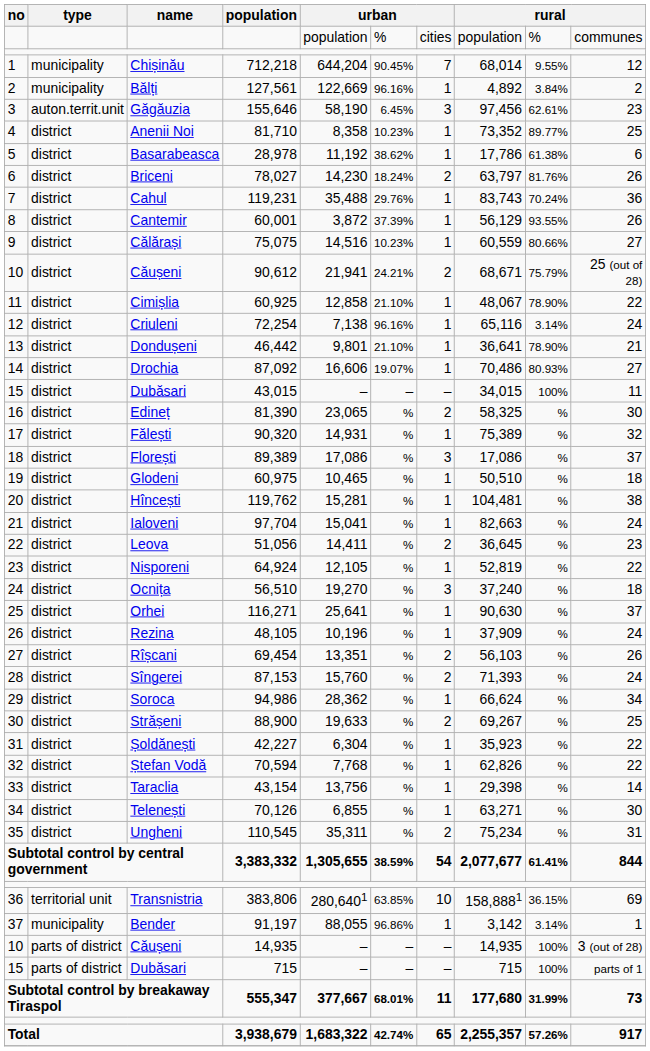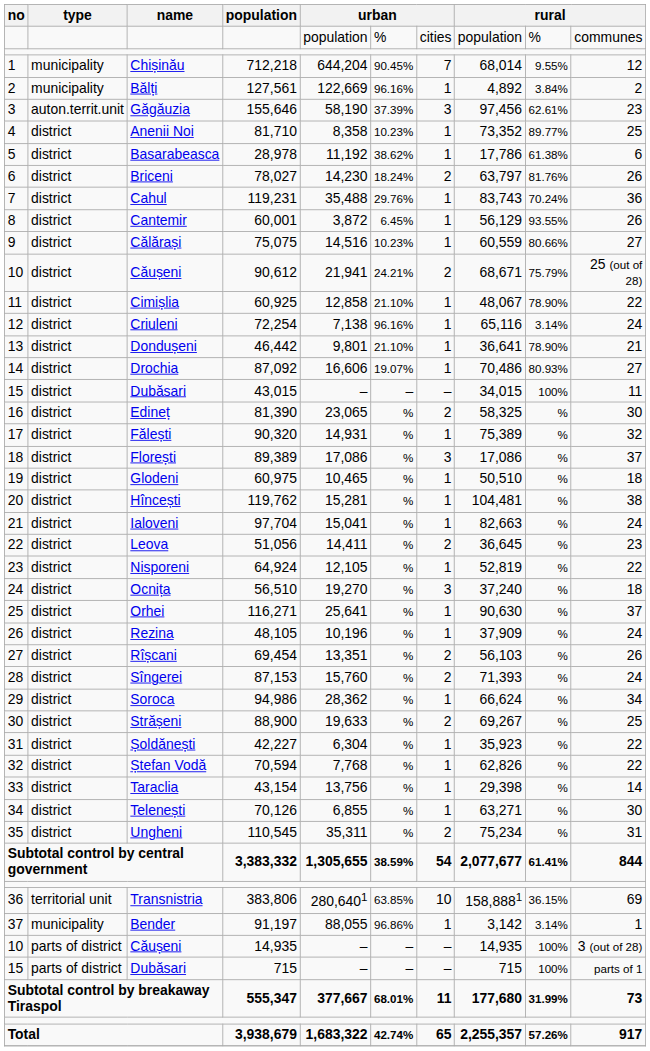(397, 111) 6.45% -> (394, 111) 37.39%
(394, 221) 37.39% -> (397, 221) 6.45%
